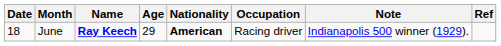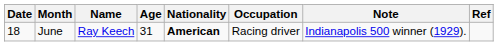(107, 31) bold -> (106, 31) normal
(149, 31) 29 -> (146, 31) 31
